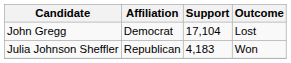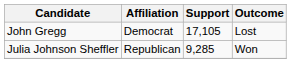(203, 31) 17,104 -> (203, 31) 17,105
(200, 49) 4,183 -> (200, 49) 9,285
